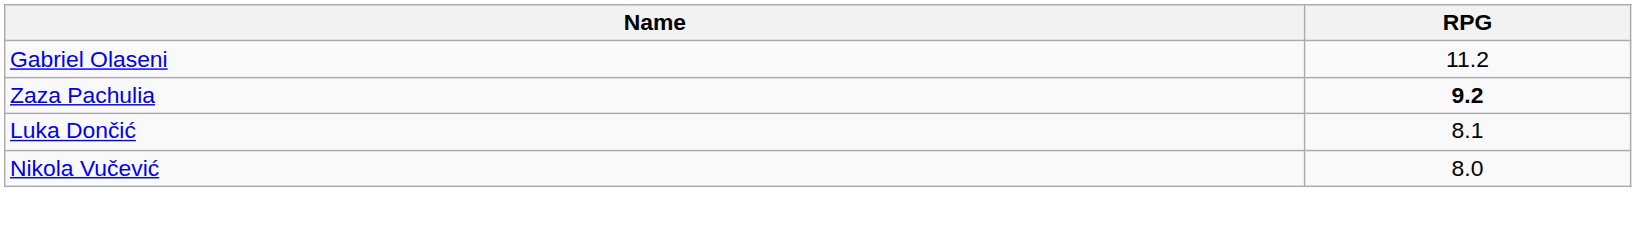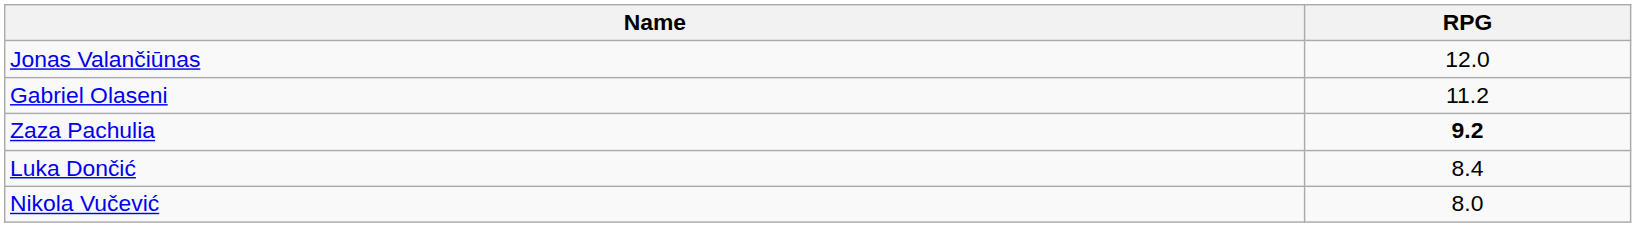+ row: (105, 58)
(1467, 131) 8.1 -> (1467, 167) 8.4
